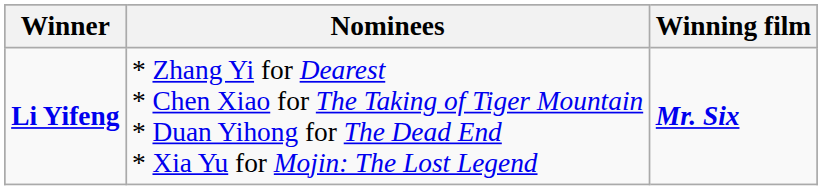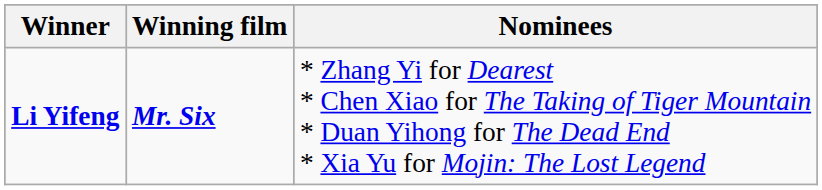columns swapped: (733, 26) <-> (388, 26)
